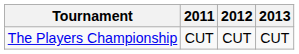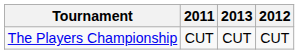columns swapped: (237, 16) <-> (275, 16)
